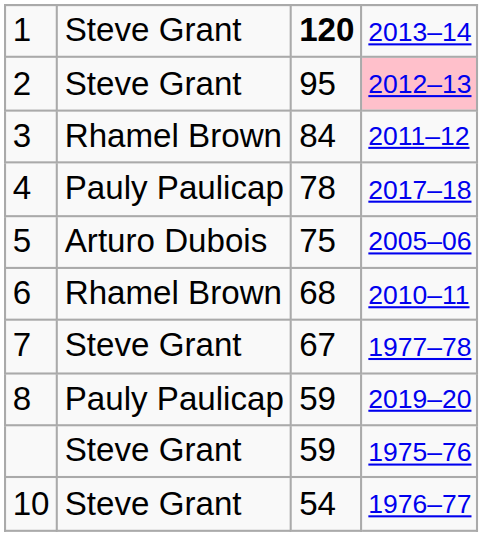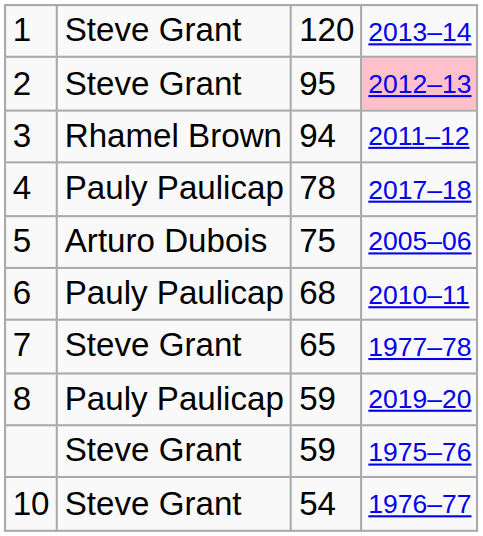(327, 30) bold -> (327, 30) normal
(318, 135) 84 -> (318, 135) 94
(173, 293) Rhamel Brown -> (174, 293) Pauly Paulicap
(318, 345) 67 -> (318, 345) 65
